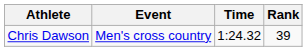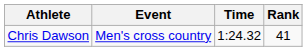(283, 36) 39 -> (283, 36) 41
